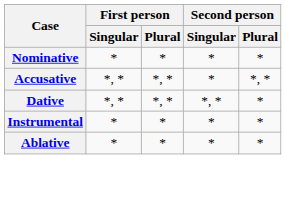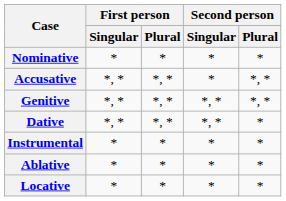+ row: (45, 100)
+ row: (45, 185)
